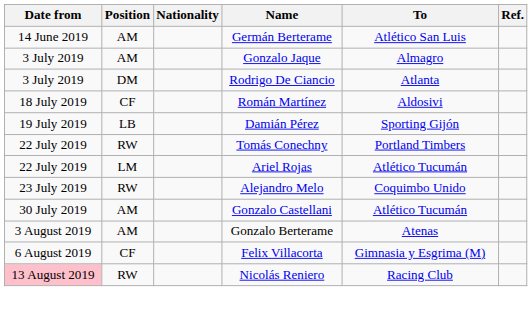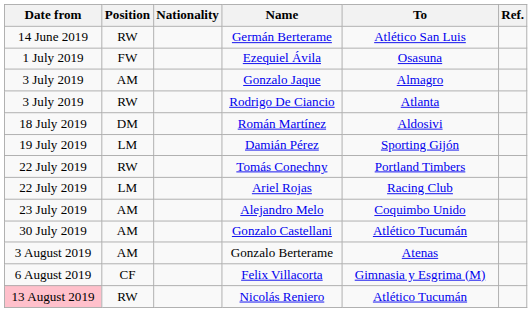(127, 37) AM -> (127, 37) RW
+ row: (282, 58)
(127, 80) DM -> (127, 102) RW
(127, 102) CF -> (127, 123) DM
(127, 123) LB -> (127, 145) LM
(420, 166) Atlético Tucumán -> (420, 188) Racing Club
(127, 188) RW -> (127, 210) AM
(420, 275) Racing Club -> (420, 296) Atlético Tucumán
